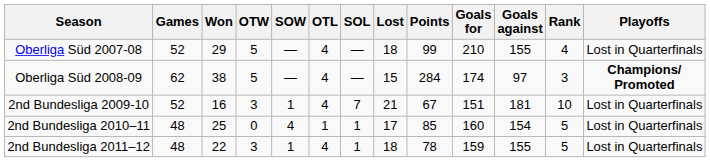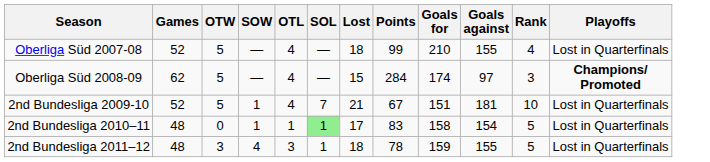- column: (219, 22)
(254, 105) 3 -> (220, 105) 5
(291, 126) 4 -> (257, 126) 1
(357, 126) no background -> (323, 126) lightgreen background
(430, 126) 85 -> (396, 126) 83
(473, 126) 160 -> (440, 126) 158
(291, 146) 1 -> (257, 146) 4
(325, 146) 4 -> (291, 146) 3
